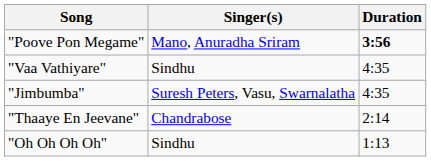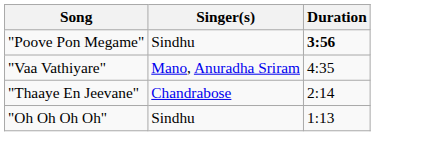(226, 42) Mano, Anuradha Sriram -> (173, 42) Sindhu
(173, 67) Sindhu -> (226, 67) Mano, Anuradha Sriram
- row: (46, 93)
